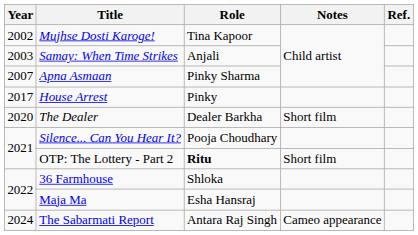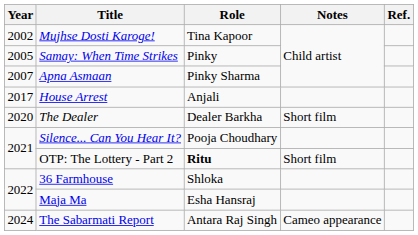(20, 55) 2003 -> (20, 55) 2005
(203, 55) Anjali -> (202, 55) Pinky
(202, 96) Pinky -> (203, 96) Anjali
